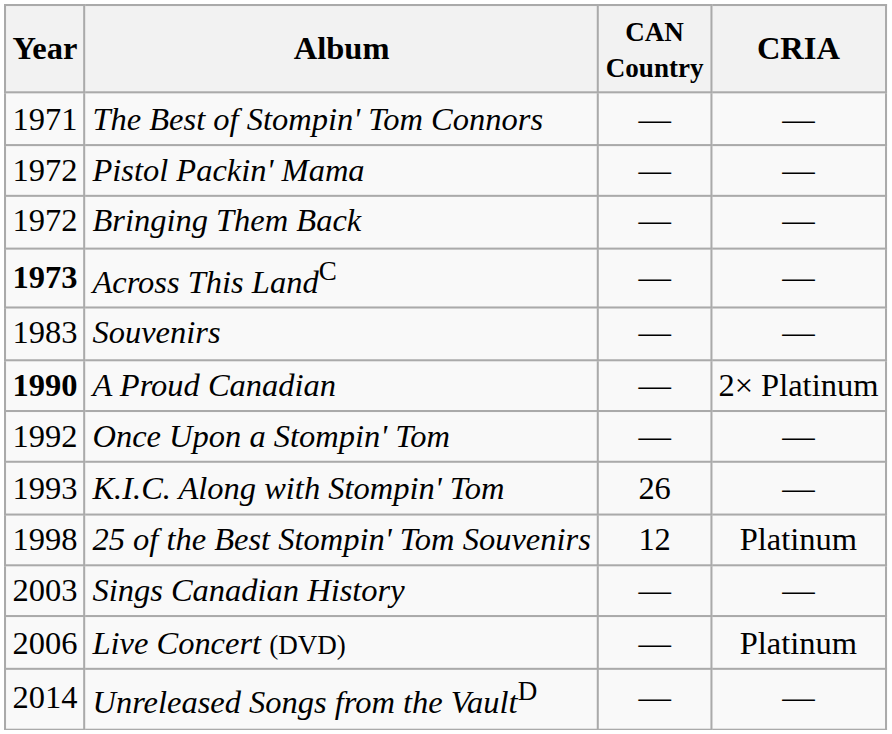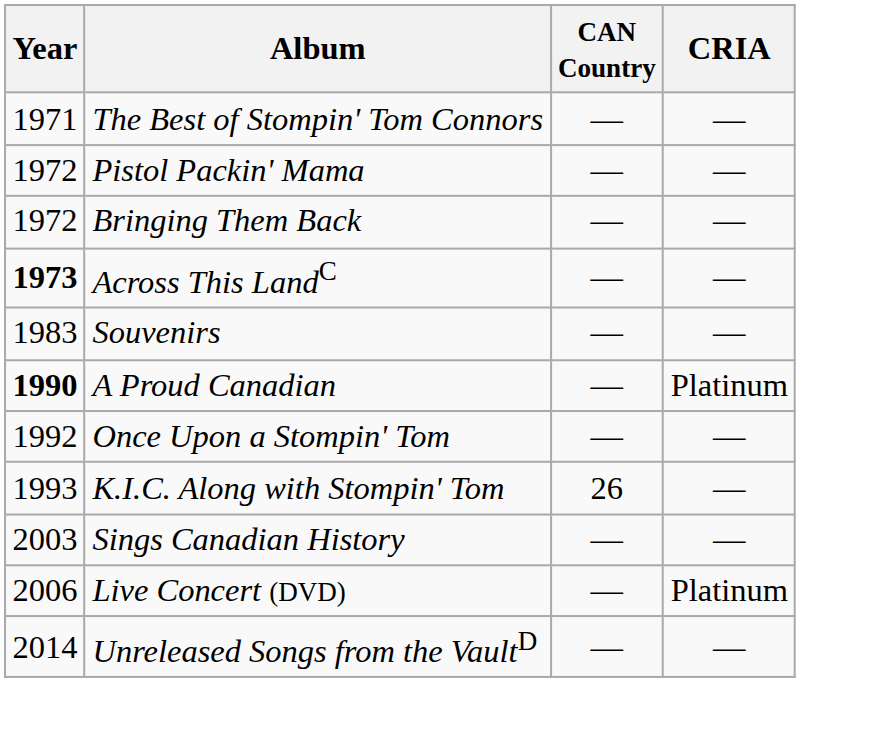(798, 384) 2× Platinum -> (729, 384) Platinum
- row: (342, 539)
